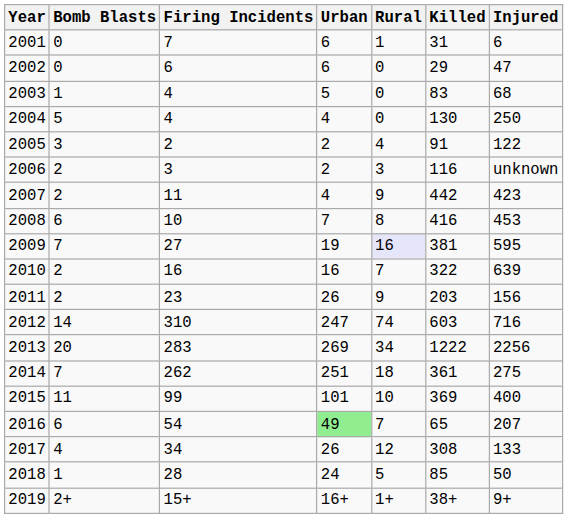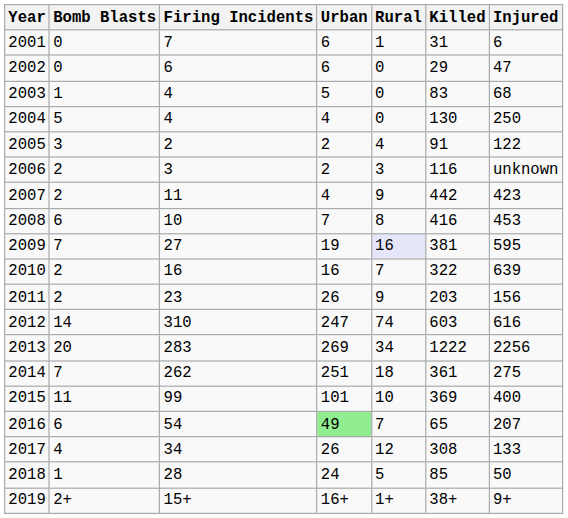(507, 322) 716 -> (507, 322) 616
